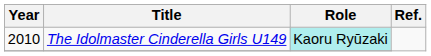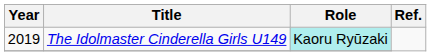(24, 39) 2010 -> (24, 39) 2019
